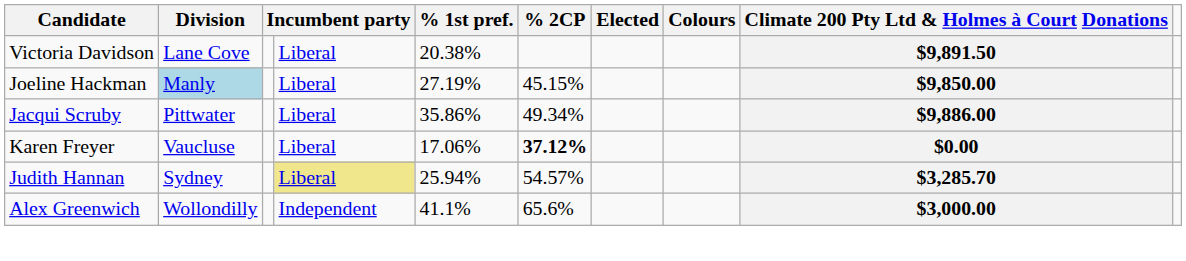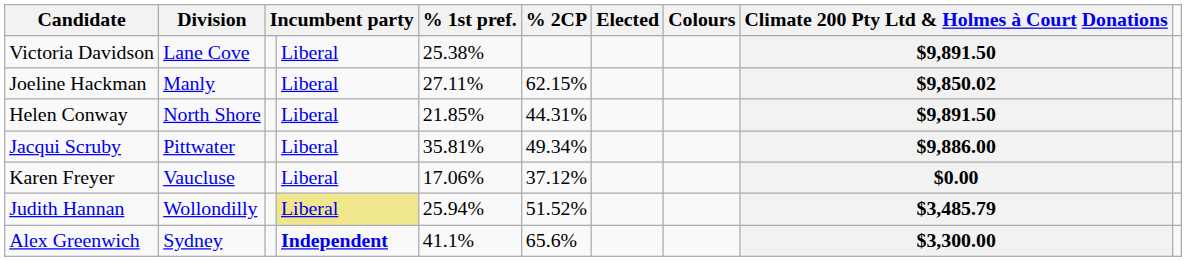(450, 51) 20.38% -> (453, 51) 25.38%
(189, 83) lightblue background -> (189, 83) no background
(450, 83) 27.19% -> (453, 83) 27.11%
(553, 83) 45.15% -> (556, 83) 62.15%
(956, 83) $9,850.00 -> (956, 83) $9,850.02
+ row: (68, 114)
(450, 114) 35.86% -> (453, 146) 35.81%
(555, 146) bold -> (556, 177) normal
(193, 177) Sydney -> (210, 209) Wollondilly
(553, 177) 54.57% -> (556, 209) 51.52%
(956, 177) $3,285.70 -> (956, 209) $3,485.79
(210, 209) Wollondilly -> (193, 240) Sydney
(328, 209) normal -> (334, 240) bold
(956, 209) $3,000.00 -> (956, 240) $3,300.00
